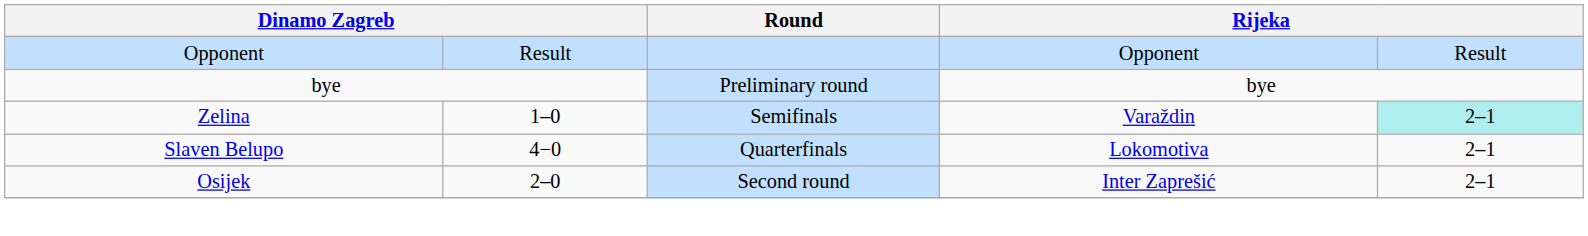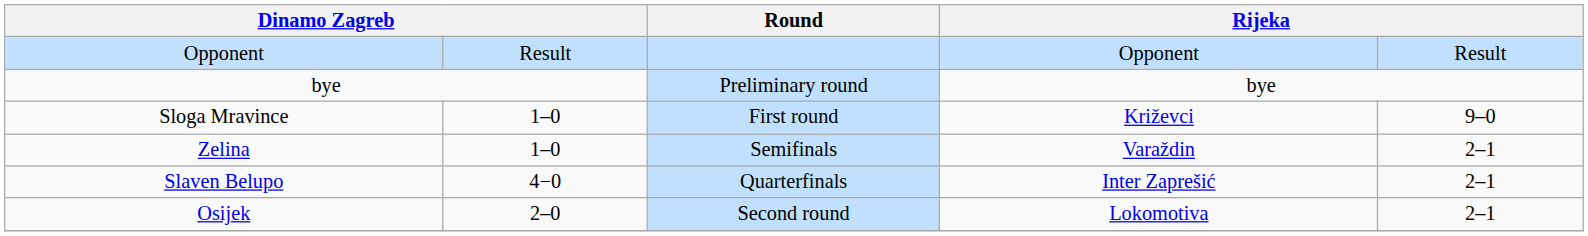+ row: (224, 117)
(1480, 117) paleturquoise background -> (1480, 149) no background
(1159, 149) Lokomotiva -> (1159, 181) Inter Zaprešić
(1159, 181) Inter Zaprešić -> (1159, 213) Lokomotiva
